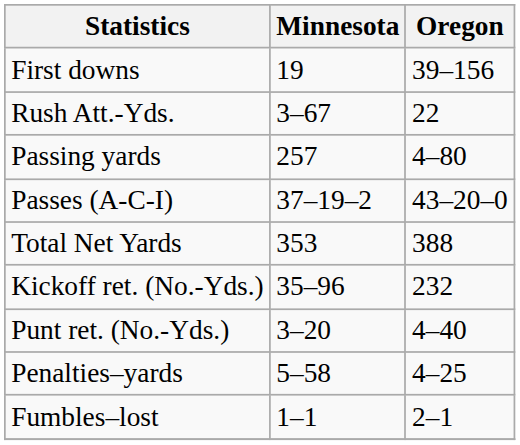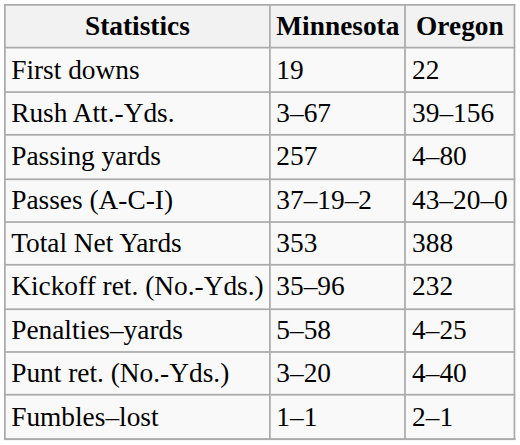(453, 69) 39–156 -> (426, 69) 22
(426, 112) 22 -> (453, 112) 39–156
rows swapped: (120, 329) <-> (97, 373)
